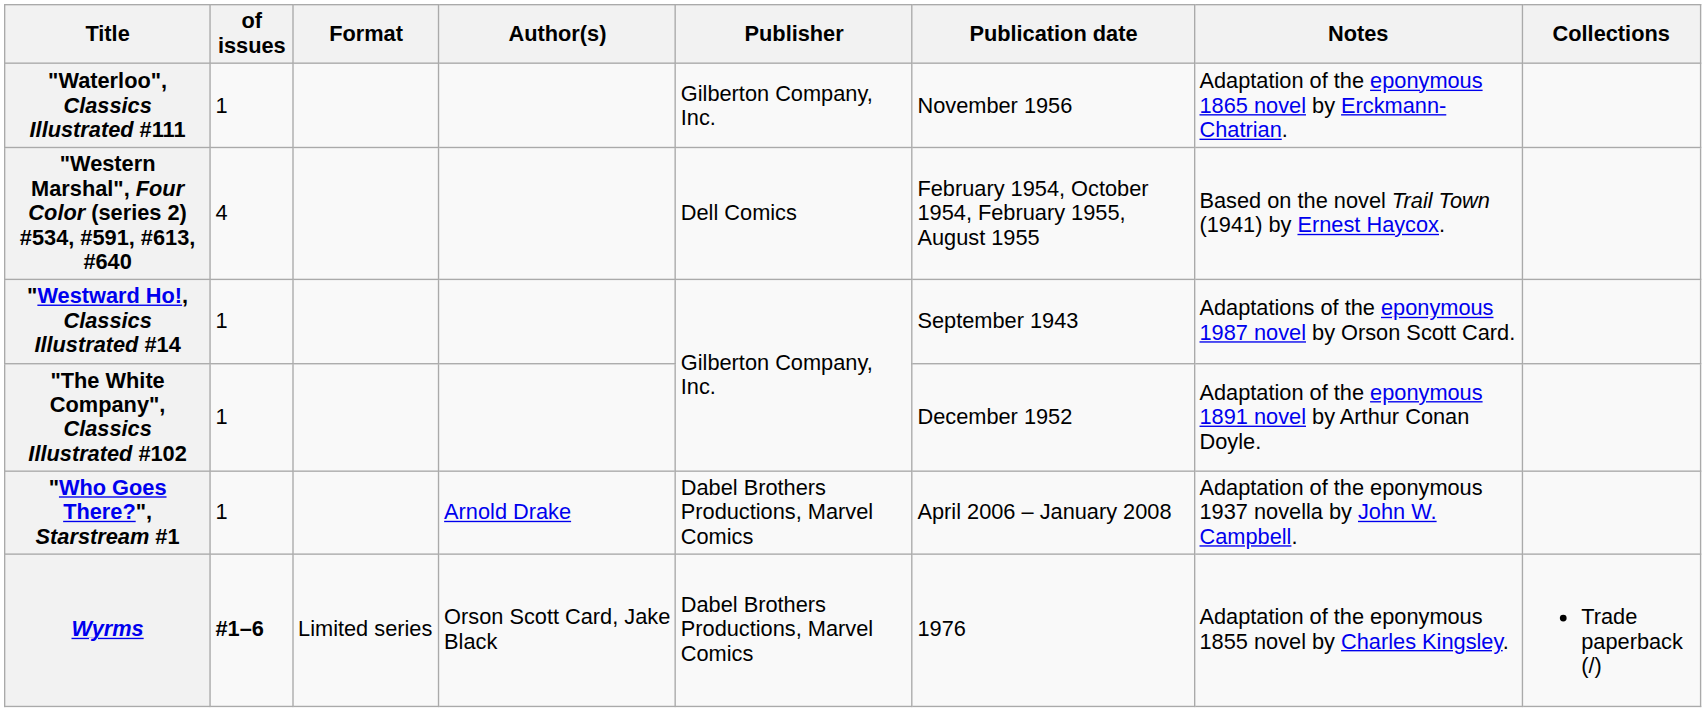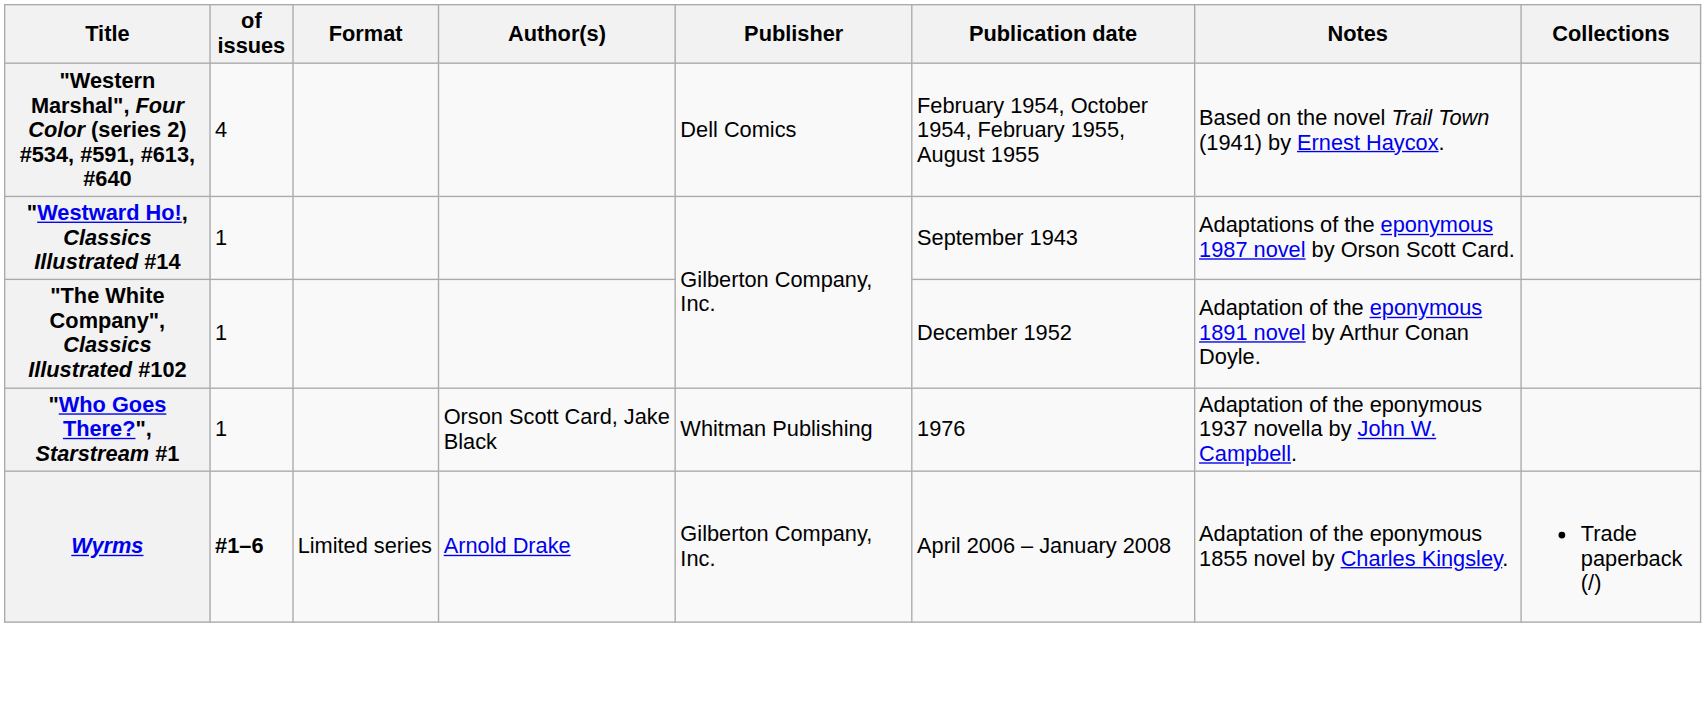- row: (108, 105)
(508, 512) Arnold Drake -> (557, 429) Orson Scott Card, Jake Black
(777, 512) Dabel Brothers Productions, Marvel Comics -> (777, 429) Whitman Publishing
(1044, 512) April 2006 – January 2008 -> (941, 429) 1976
(557, 630) Orson Scott Card, Jake Black -> (507, 546) Arnold Drake
(777, 630) Dabel Brothers Productions, Marvel Comics -> (776, 546) Gilberton Company, Inc.
(942, 630) 1976 -> (1044, 546) April 2006 – January 2008
